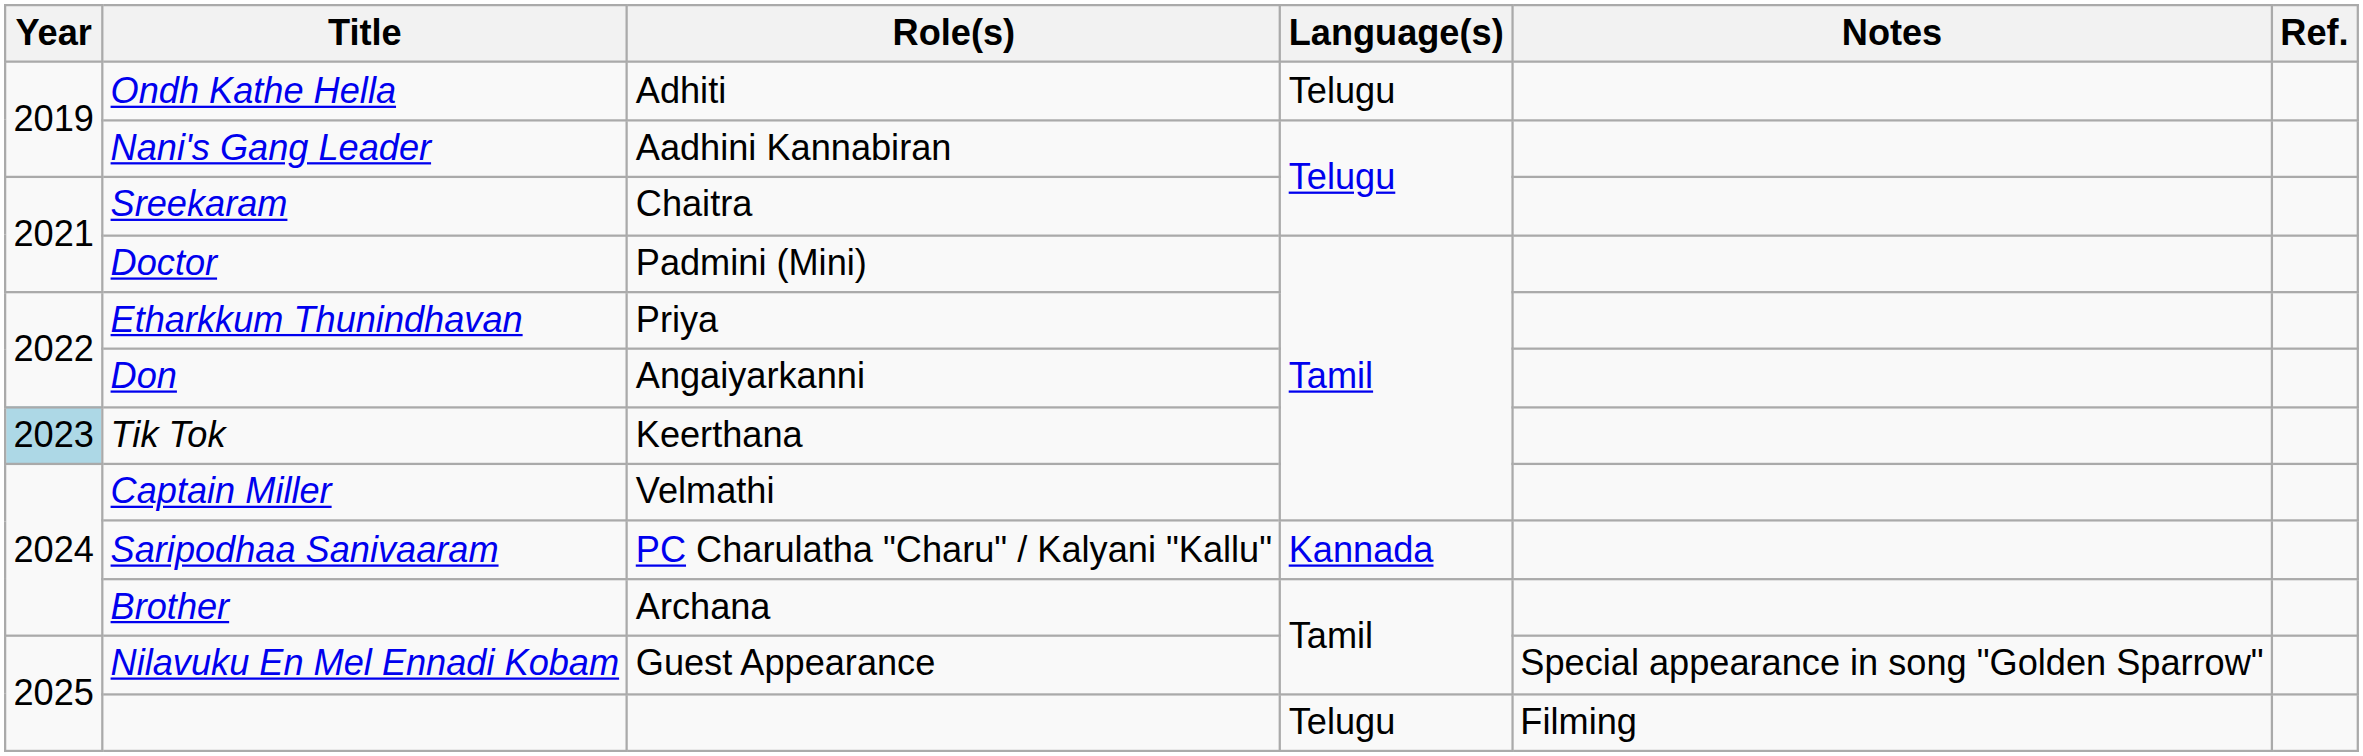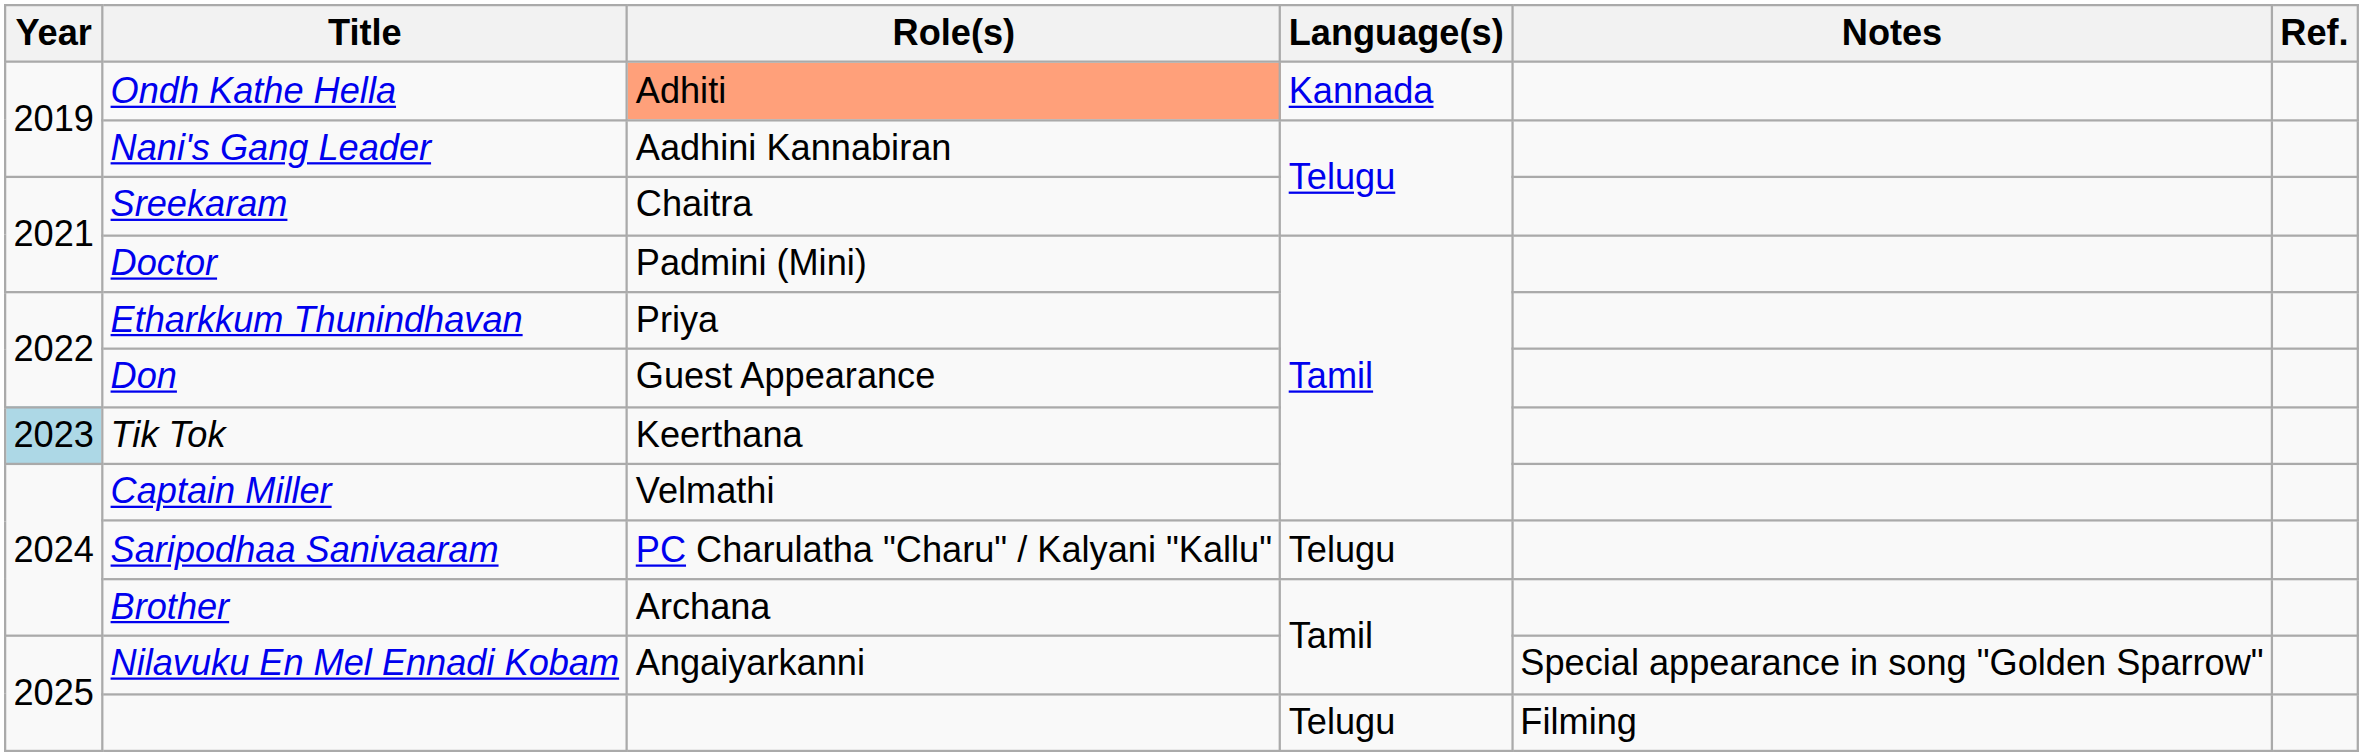(681, 90) no background -> (681, 90) lightsalmon background
(1342, 90) Telugu -> (1361, 90) Kannada
(750, 377) Angaiyarkanni -> (786, 377) Guest Appearance
(1361, 549) Kannada -> (1342, 549) Telugu
(786, 663) Guest Appearance -> (750, 663) Angaiyarkanni
